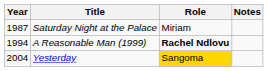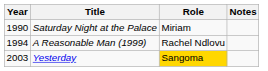(17, 27) 1987 -> (17, 27) 1990
(195, 43) bold -> (193, 43) normal
(17, 58) 2004 -> (17, 58) 2003
